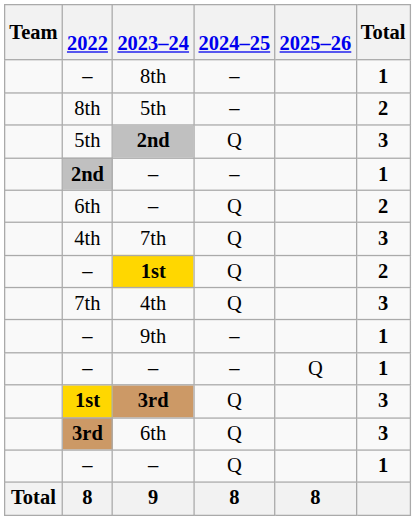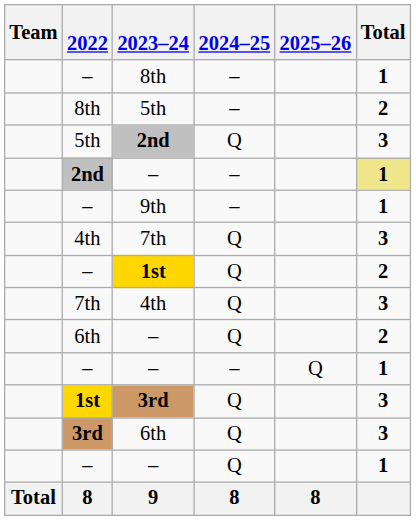(383, 173) no background -> (383, 173) khaki background
rows swapped: (87, 206) <-> (87, 336)
